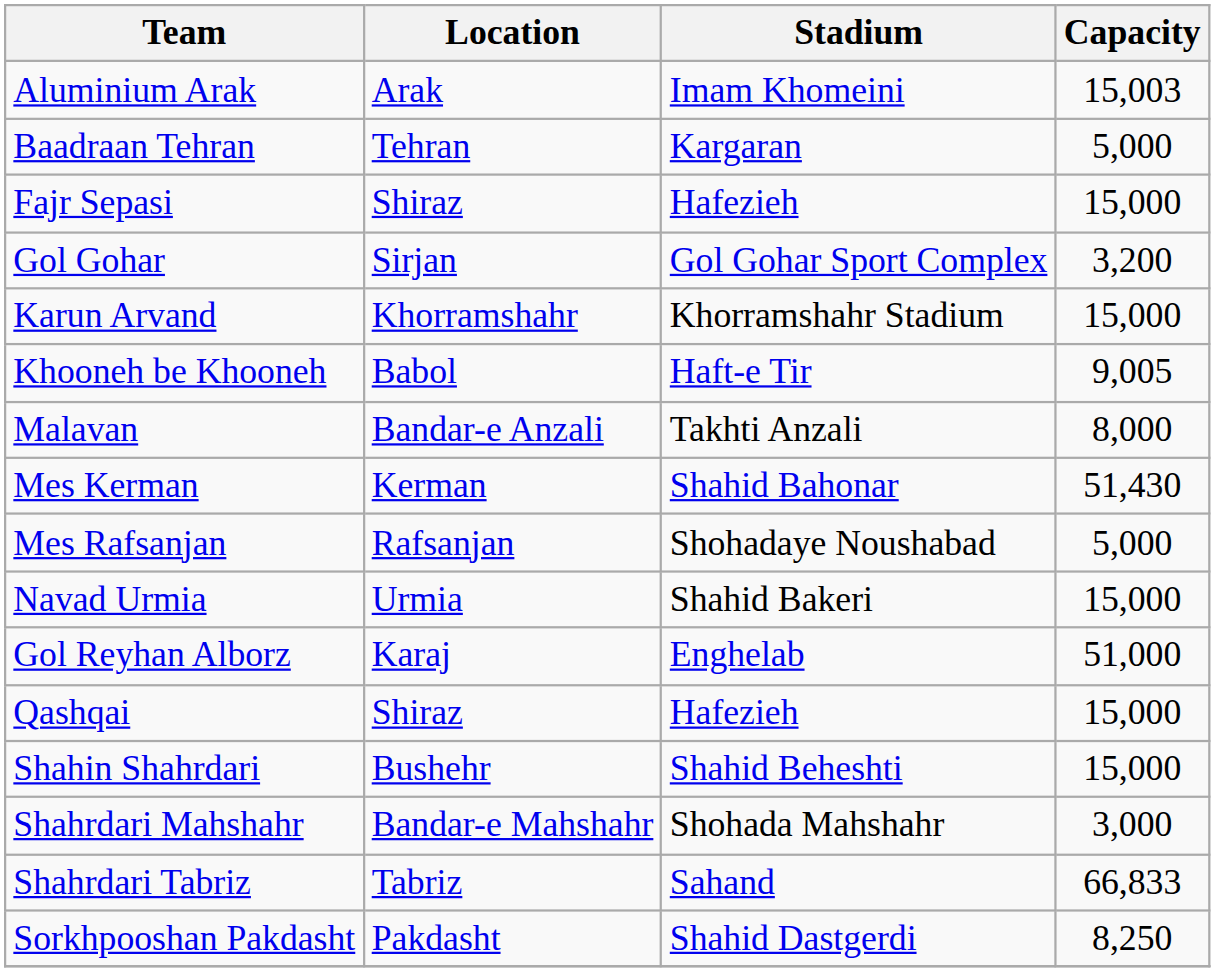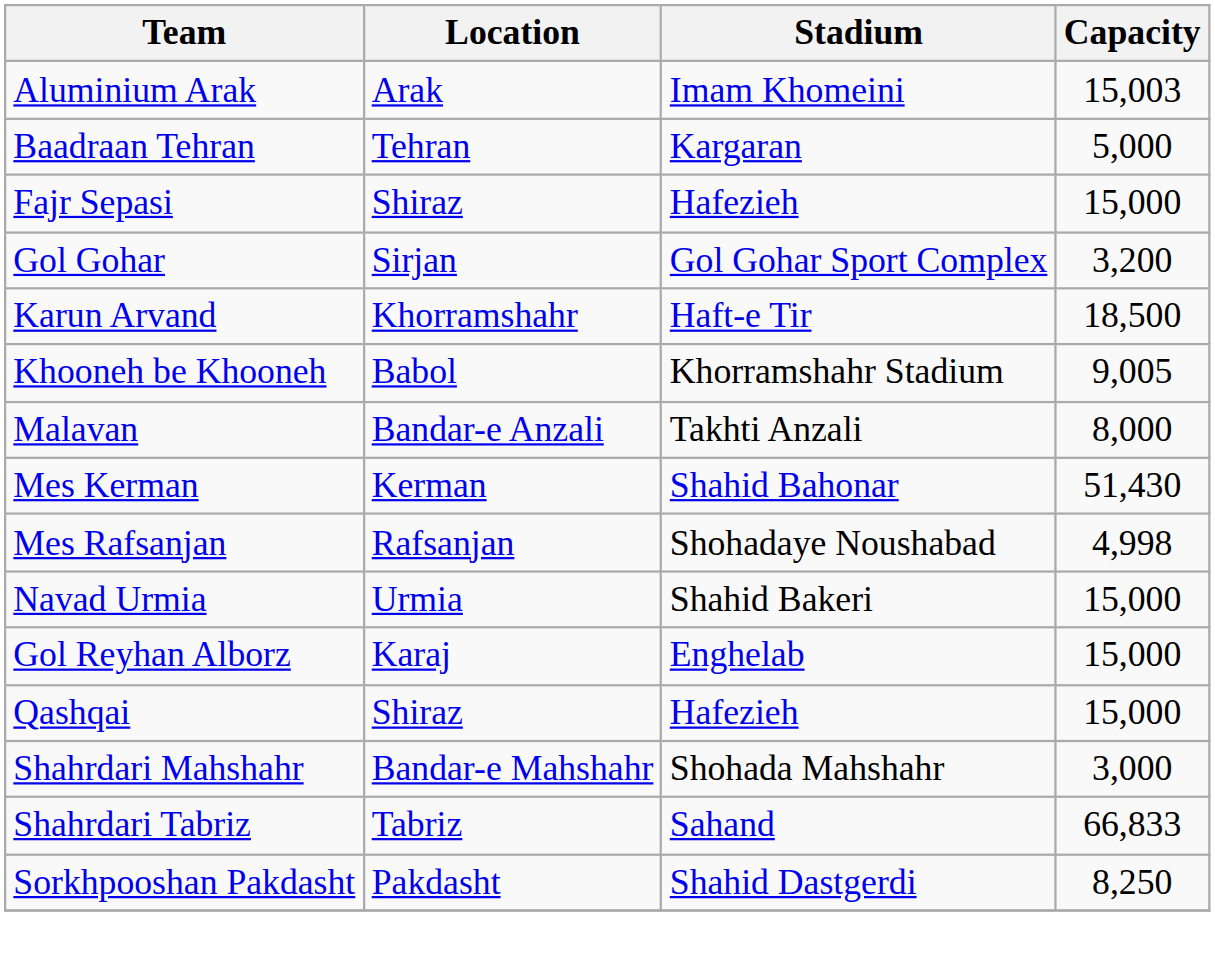(837, 315) Khorramshahr Stadium -> (741, 315) Haft-e Tir
(1132, 315) 15,000 -> (1132, 315) 18,500
(741, 372) Haft-e Tir -> (837, 372) Khorramshahr Stadium
(1132, 542) 5,000 -> (1132, 542) 4,998
(1132, 655) 51,000 -> (1132, 655) 15,000
- row: (137, 768)
